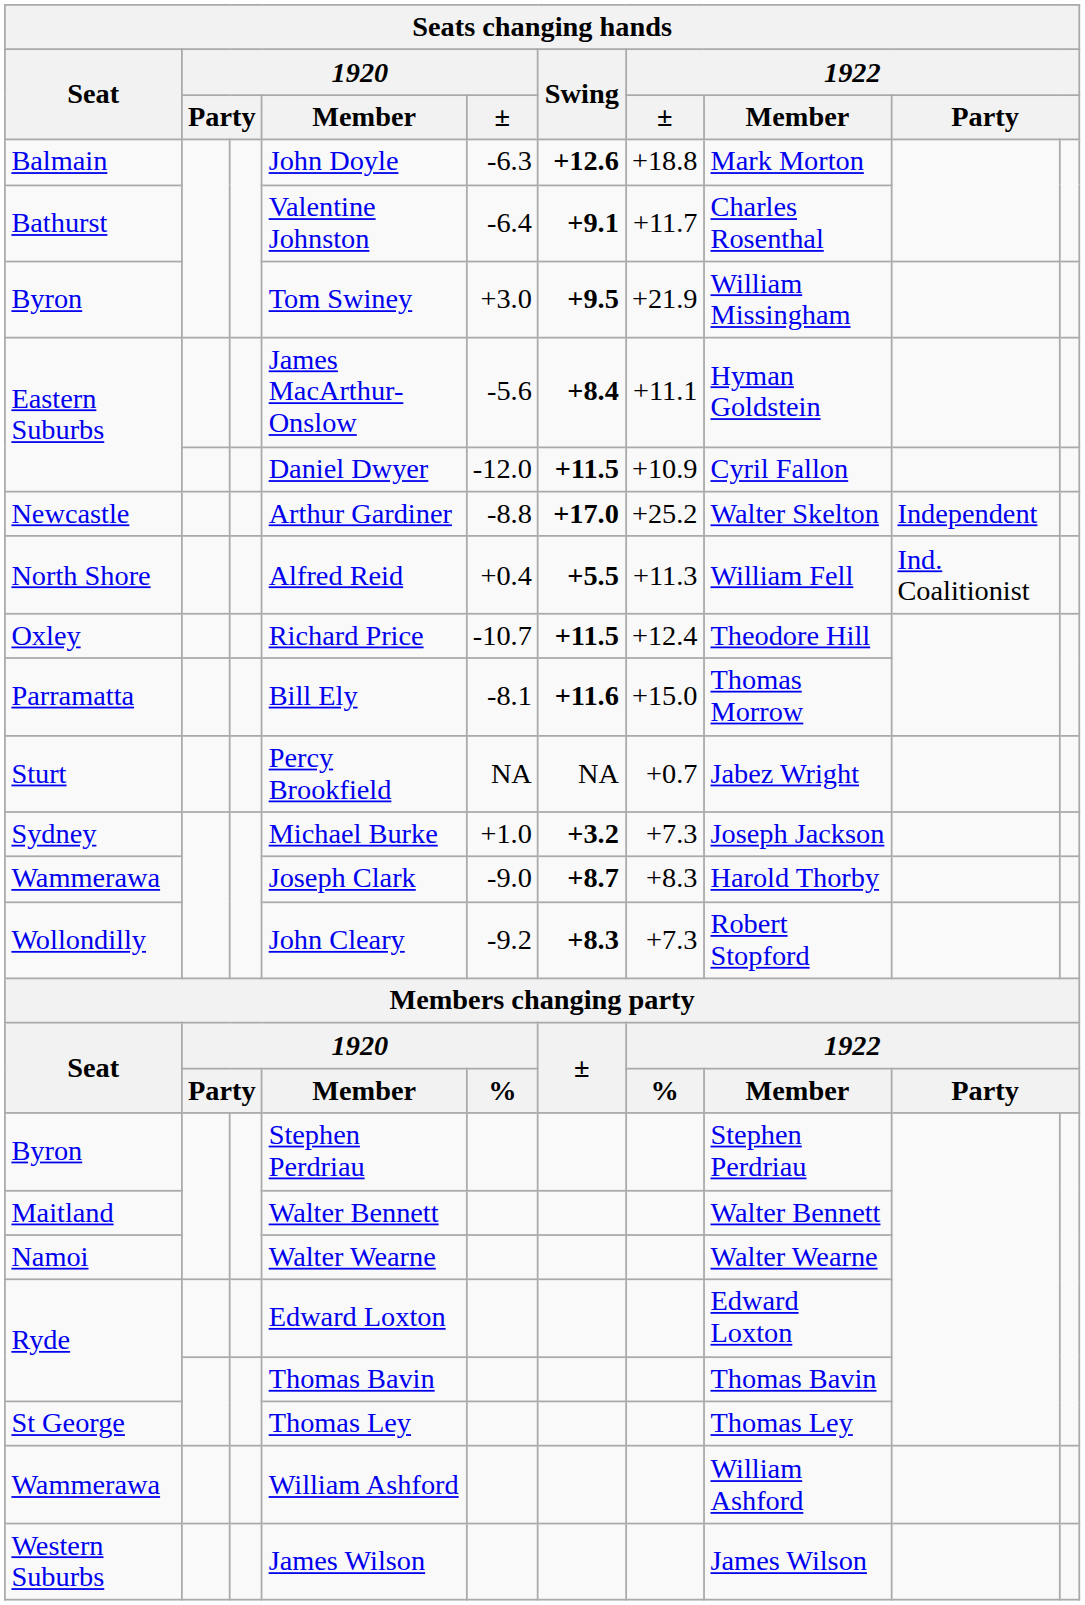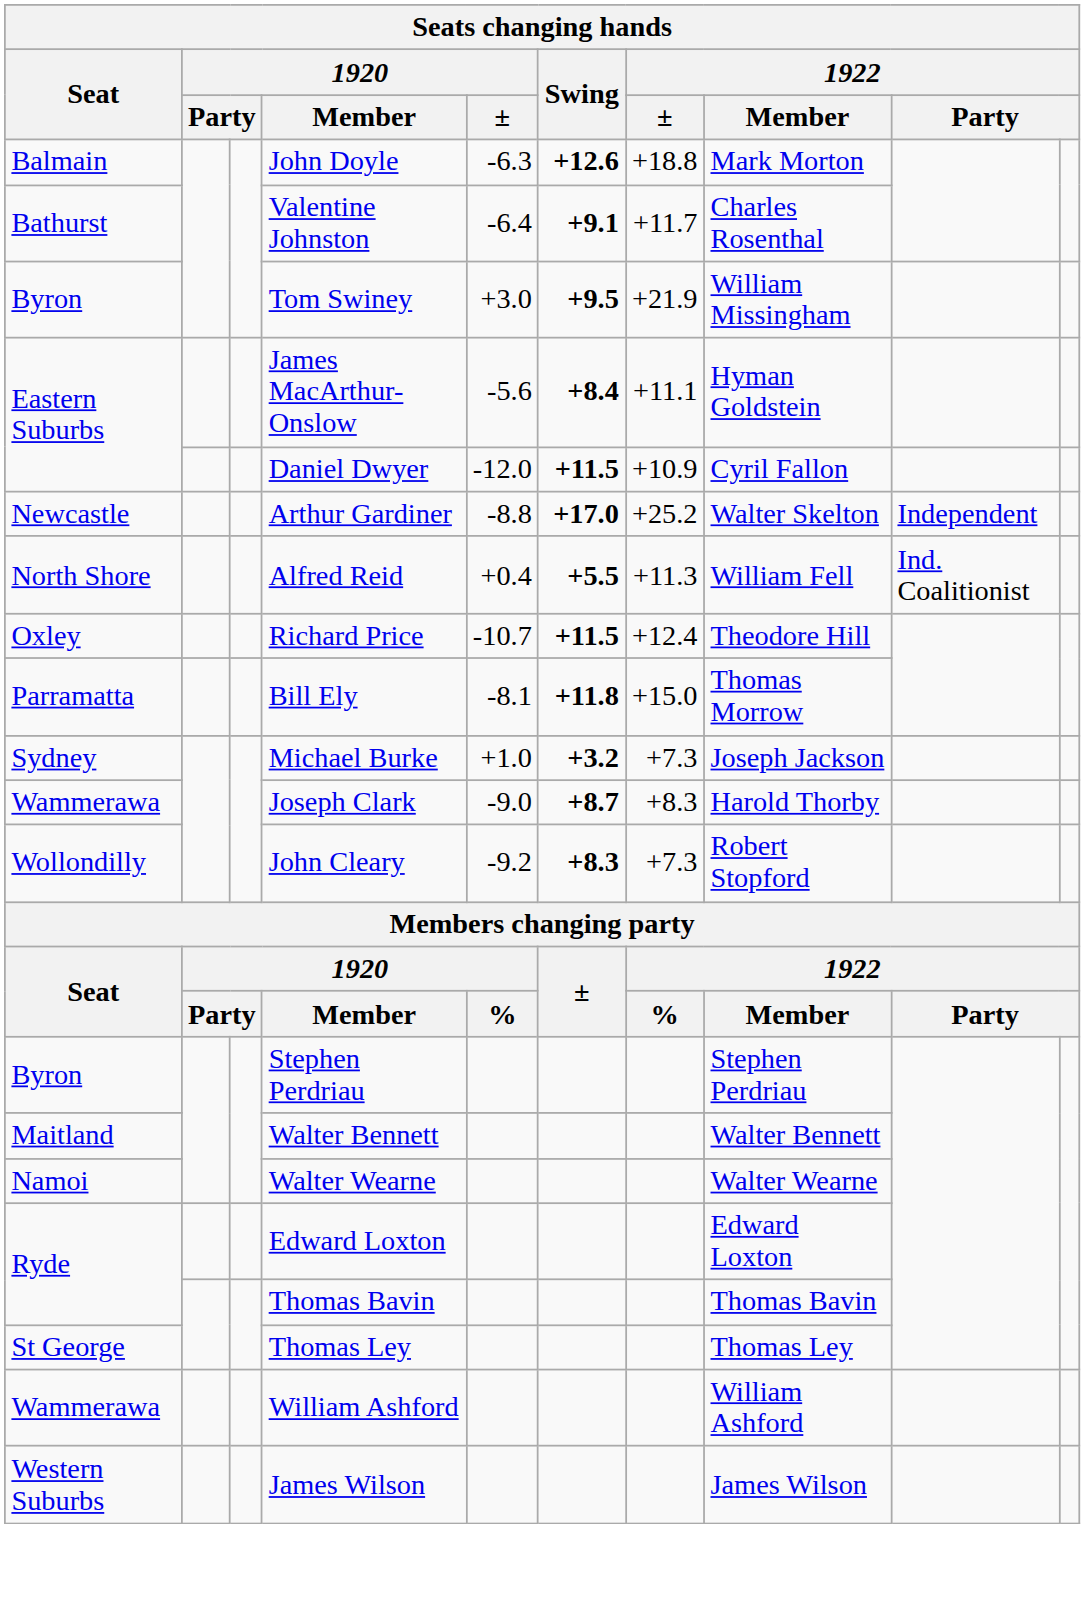(587, 696) +11.6 -> (587, 696) +11.8
- row: (331, 773)
